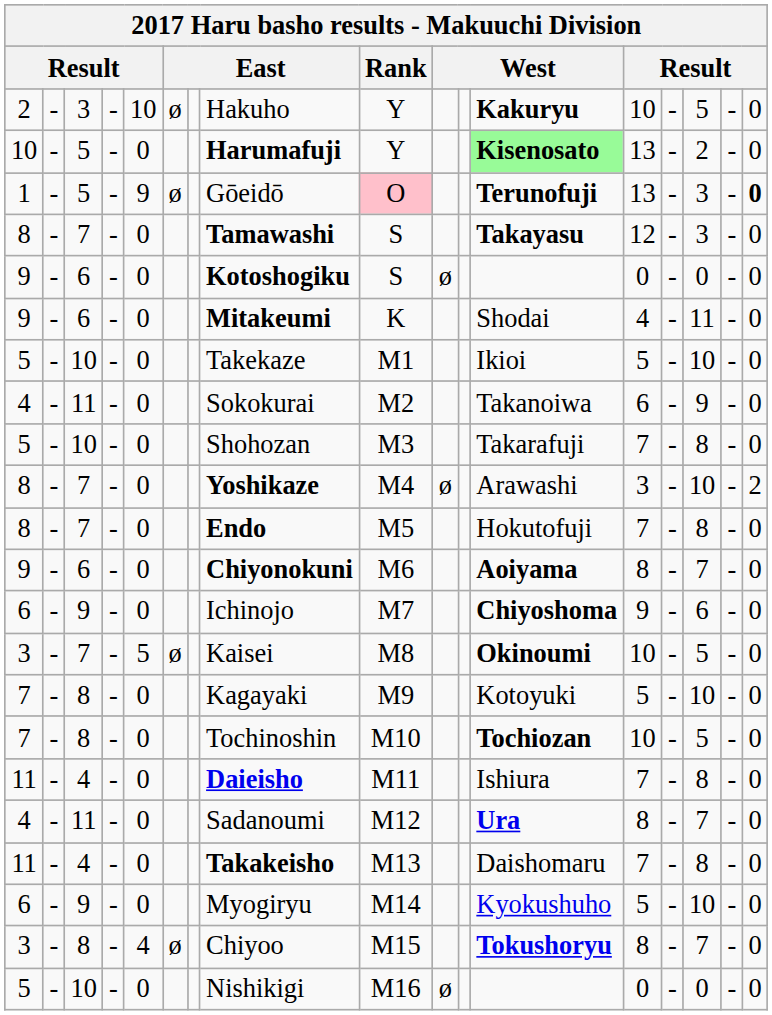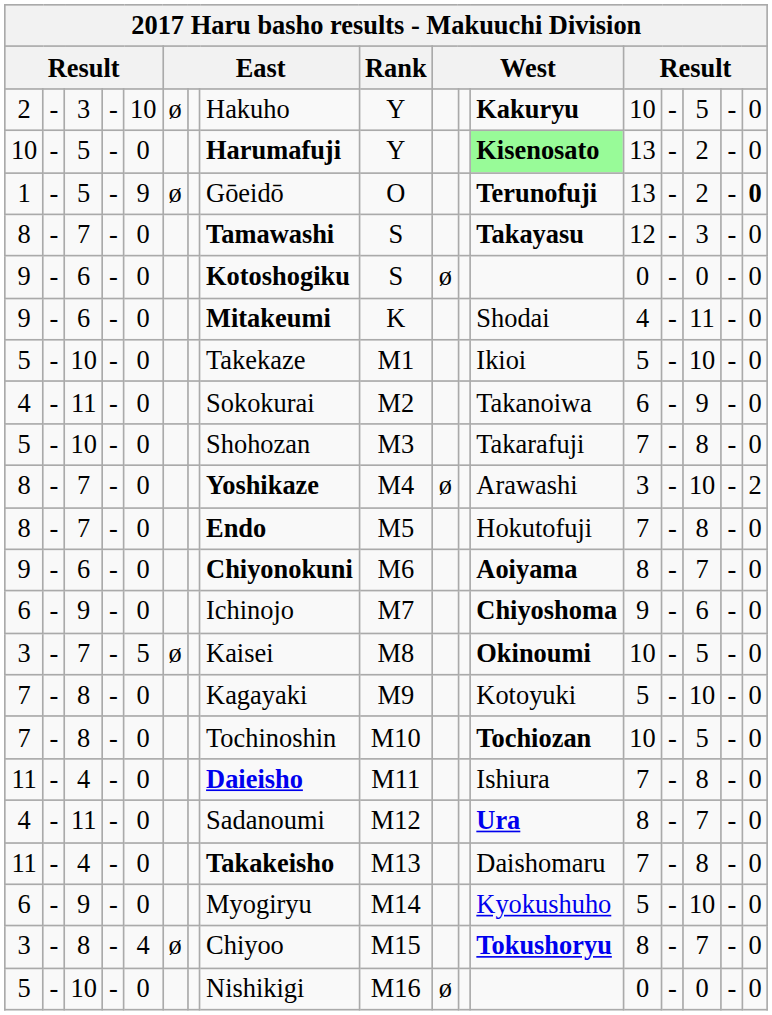(396, 192) pink background -> (396, 192) no background
(702, 192) 3 -> (702, 192) 2
